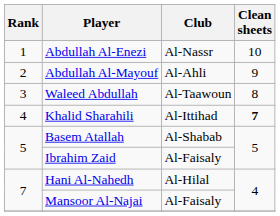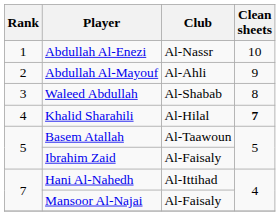(198, 94) Al-Taawoun -> (193, 94) Al-Shabab
(191, 115) Al-Ittihad -> (187, 115) Al-Hilal
(193, 136) Al-Shabab -> (198, 136) Al-Taawoun
(187, 179) Al-Hilal -> (191, 179) Al-Ittihad
